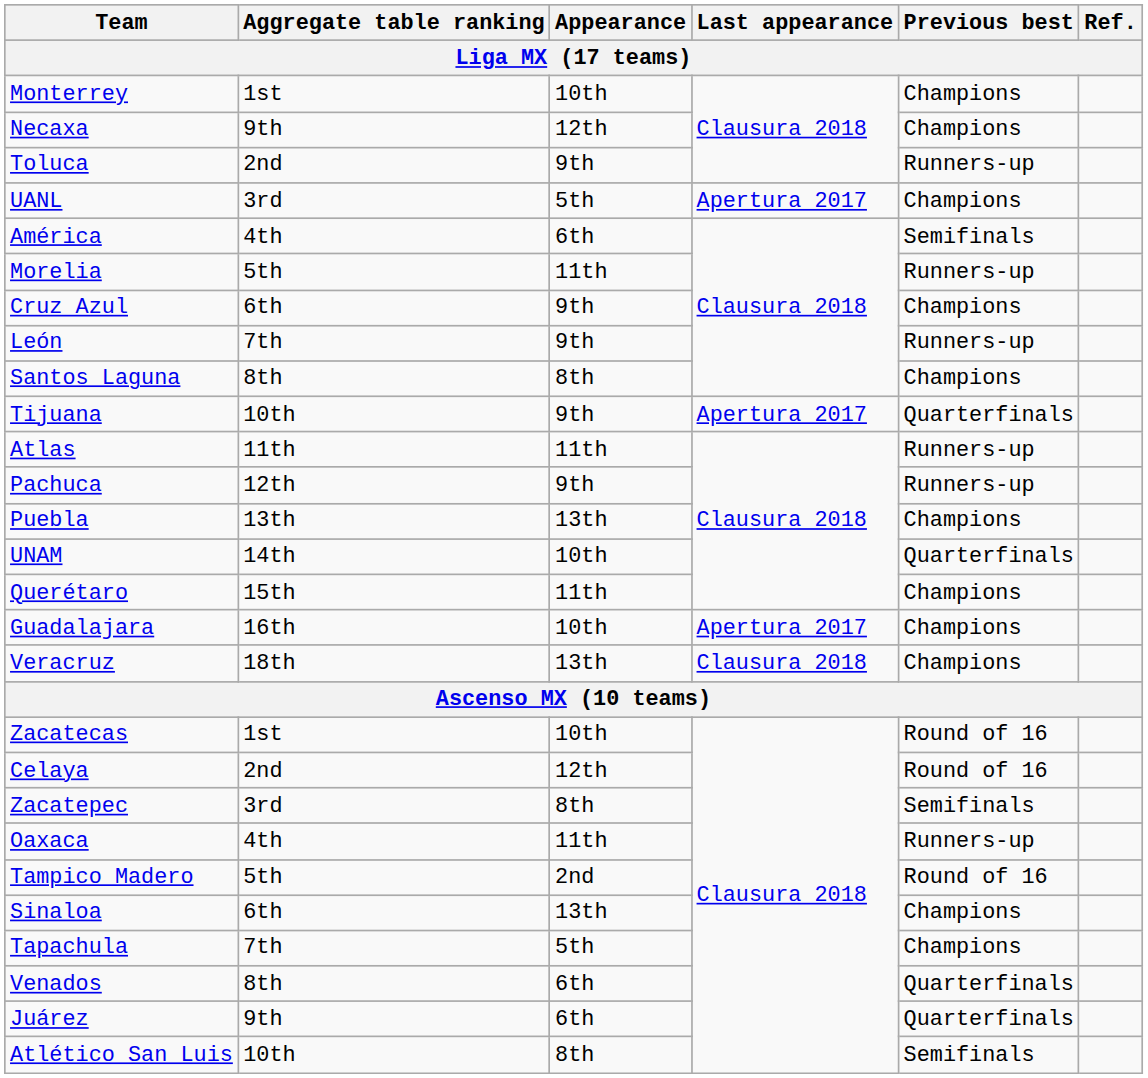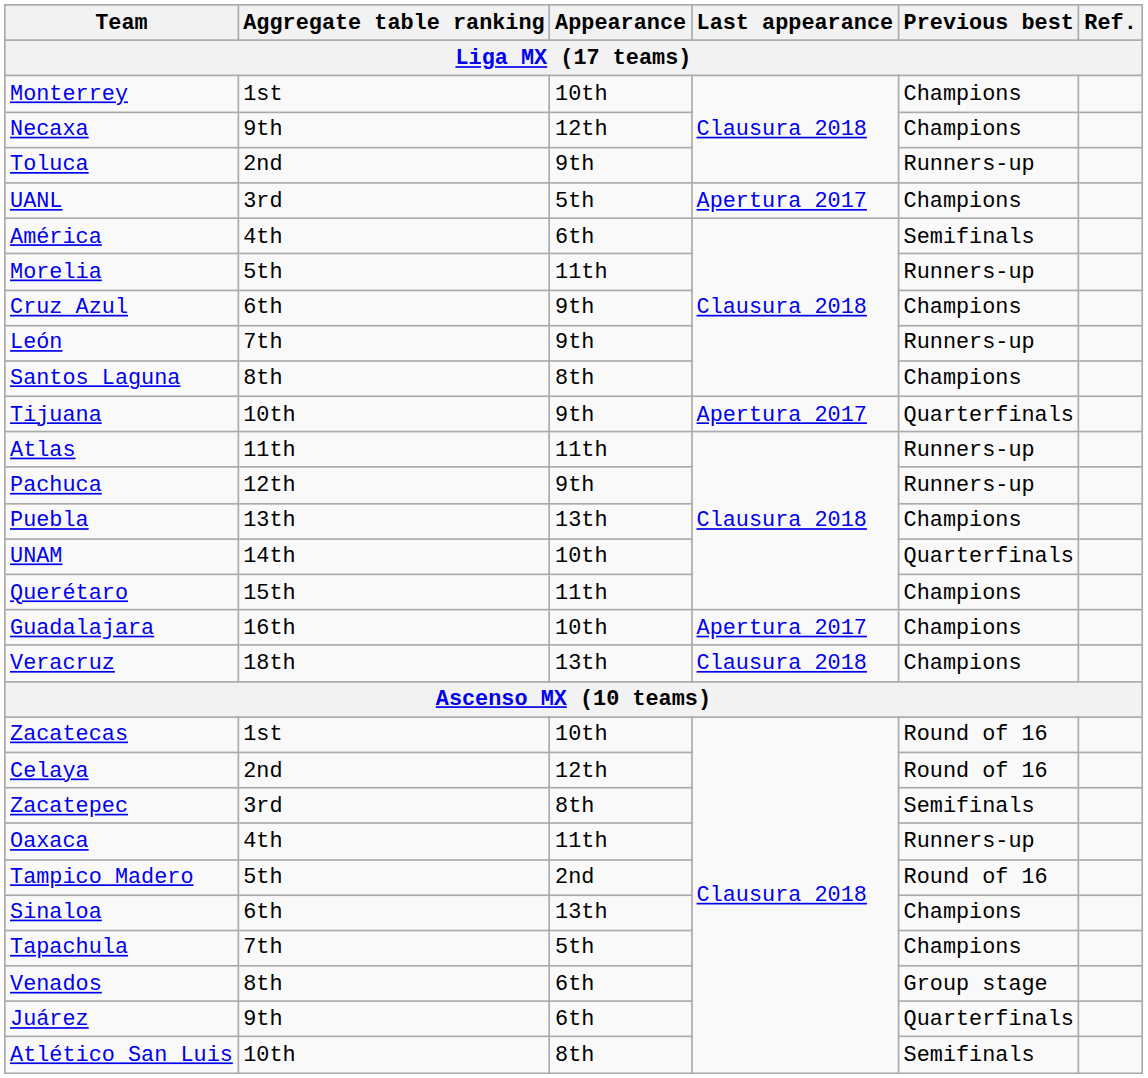(989, 984) Quarterfinals -> (976, 984) Group stage
